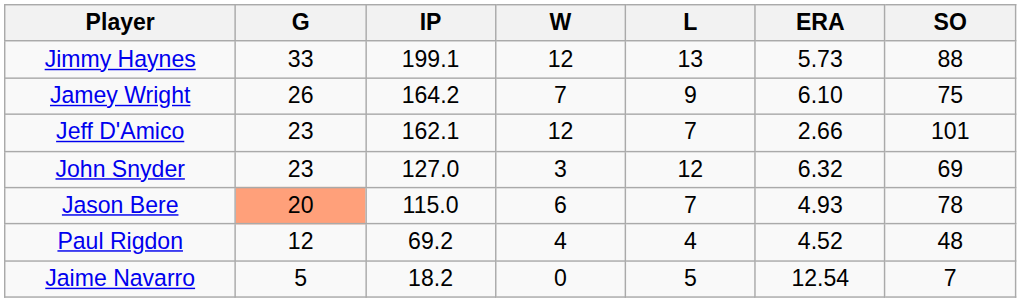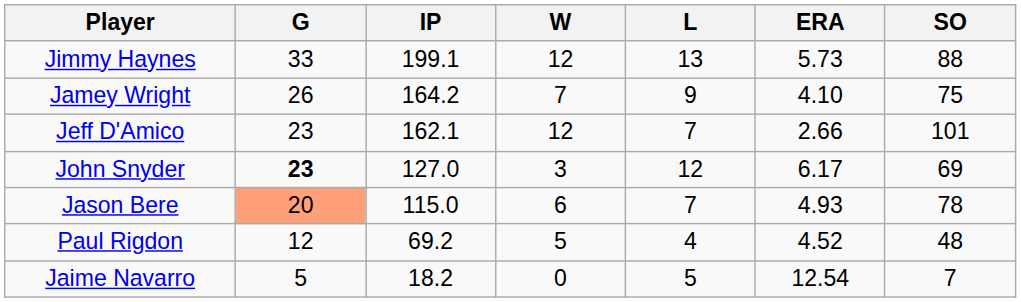(820, 95) 6.10 -> (820, 95) 4.10
(301, 168) normal -> (301, 168) bold
(820, 168) 6.32 -> (820, 168) 6.17
(560, 242) 4 -> (560, 242) 5
